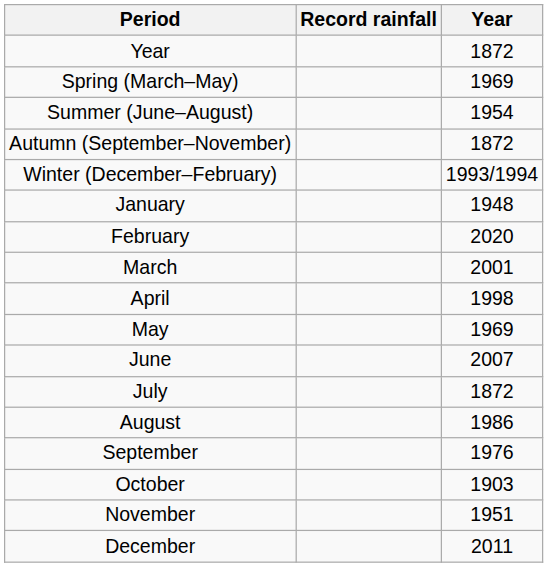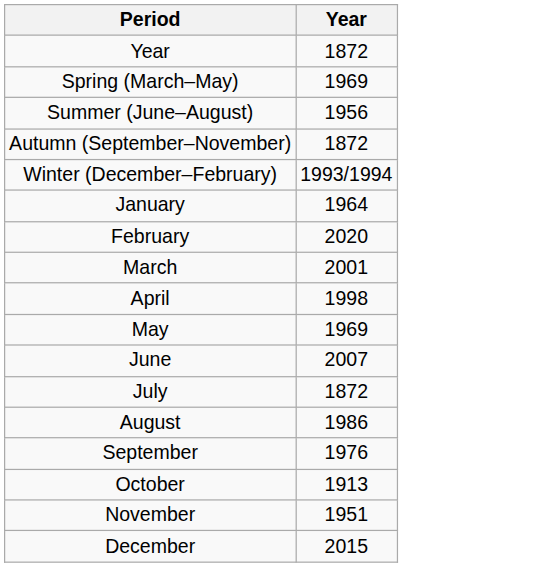- column: (369, 19)
(492, 112) 1954 -> (346, 112) 1956
(492, 205) 1948 -> (346, 205) 1964
(492, 484) 1903 -> (346, 484) 1913
(492, 546) 2011 -> (346, 546) 2015
